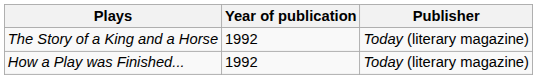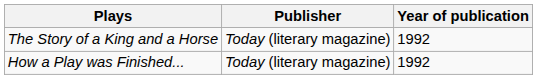columns swapped: (291, 16) <-> (446, 16)
